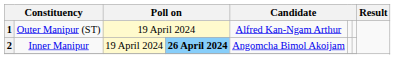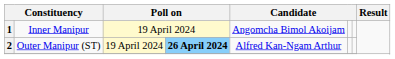(59, 29) Outer Manipur (ST) -> (59, 29) Inner Manipur
(288, 29) Alfred Kan-Ngam Arthur -> (288, 29) Angomcha Bimol Akoijam
(59, 45) Inner Manipur -> (59, 45) Outer Manipur (ST)
(288, 45) Angomcha Bimol Akoijam -> (288, 45) Alfred Kan-Ngam Arthur
